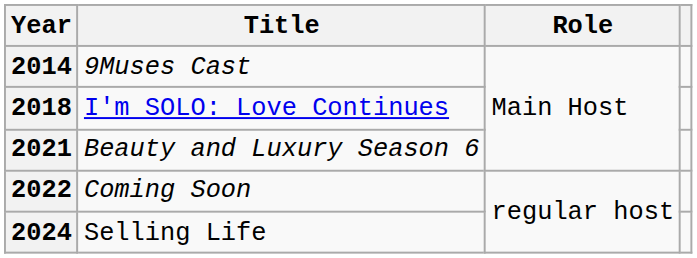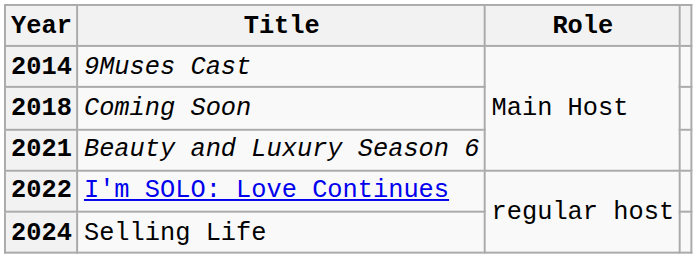(267, 108) I'm SOLO: Love Continues -> (168, 108) Coming Soon
(168, 191) Coming Soon -> (267, 191) I'm SOLO: Love Continues
